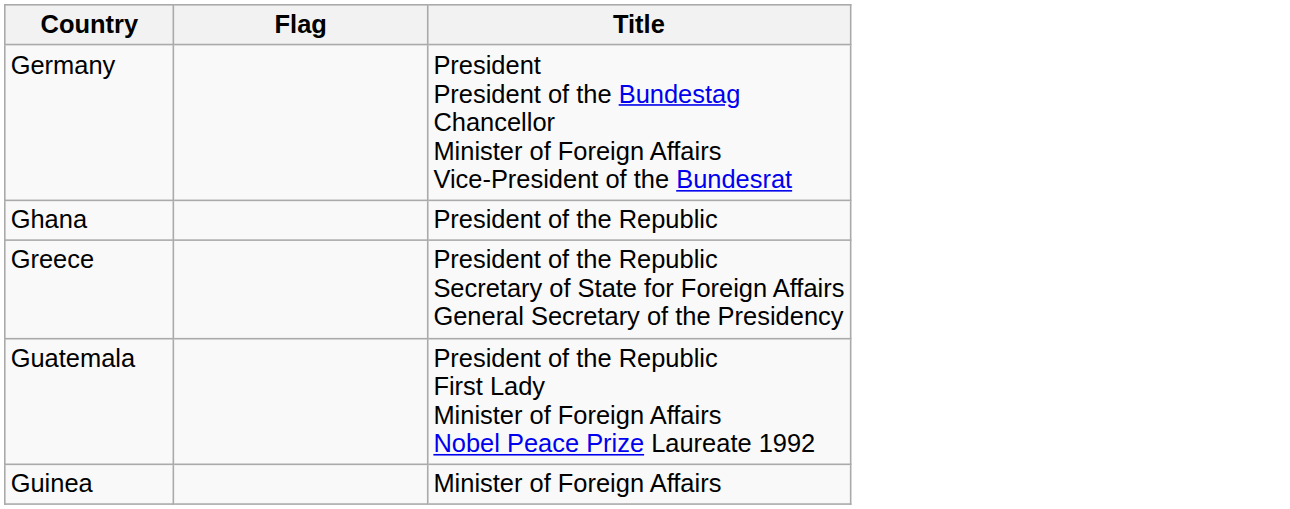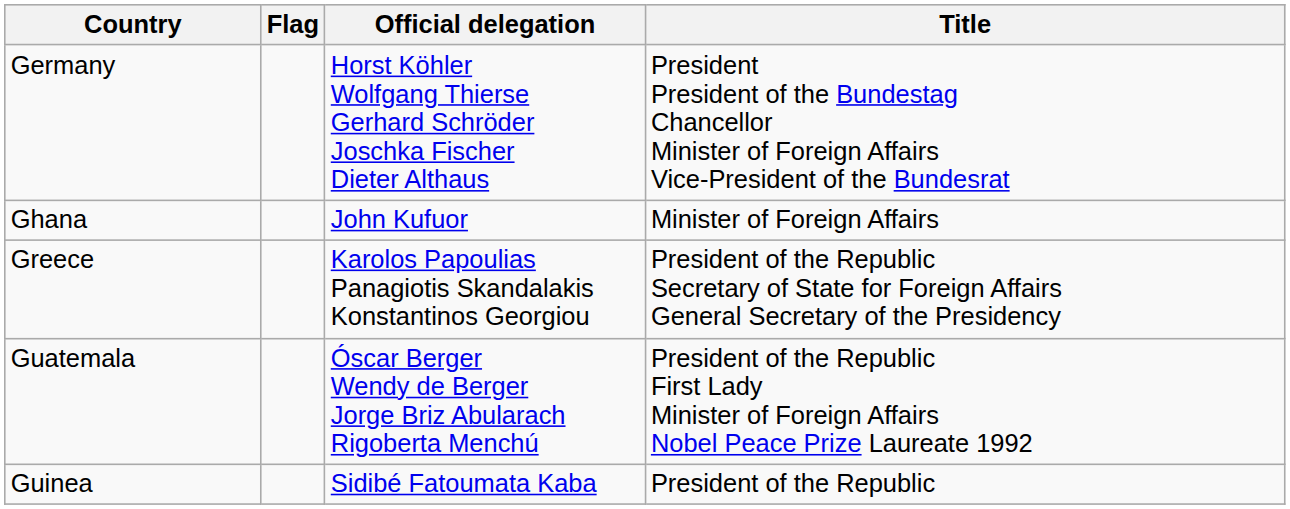+ column: (485, 24)
(576, 219) President of the Republic -> (795, 219) Minister of Foreign Affairs
(577, 483) Minister of Foreign Affairs -> (793, 483) President of the Republic
